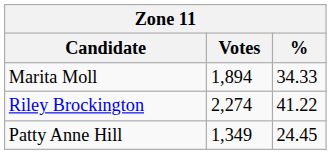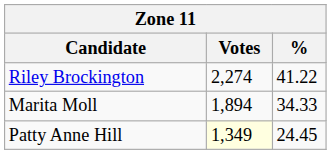rows swapped: (76, 105) <-> (53, 76)
(232, 134) no background -> (232, 134) lightyellow background
